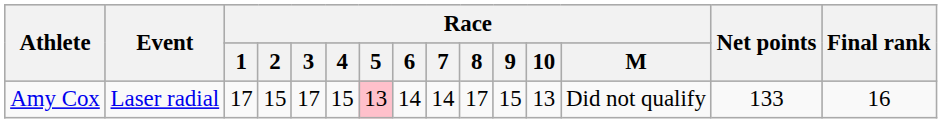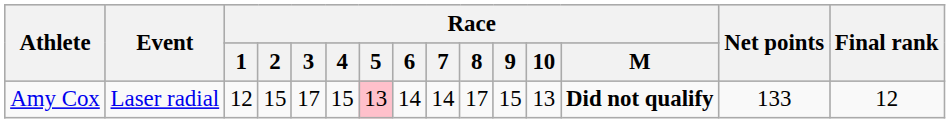(241, 99) 17 -> (241, 99) 12
(636, 99) normal -> (640, 99) bold
(879, 99) 16 -> (887, 99) 12
